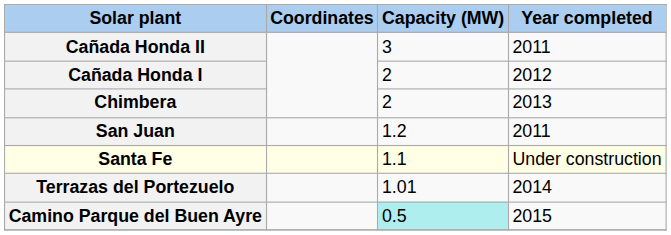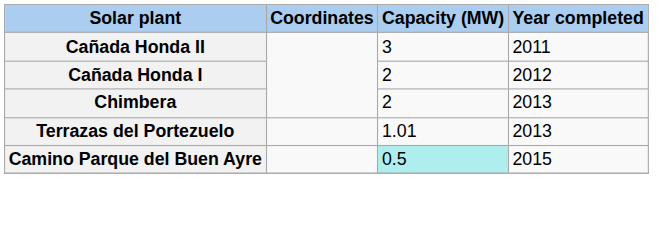- row: (135, 131)
- row: (135, 159)
(532, 187) 2014 -> (532, 131) 2013
